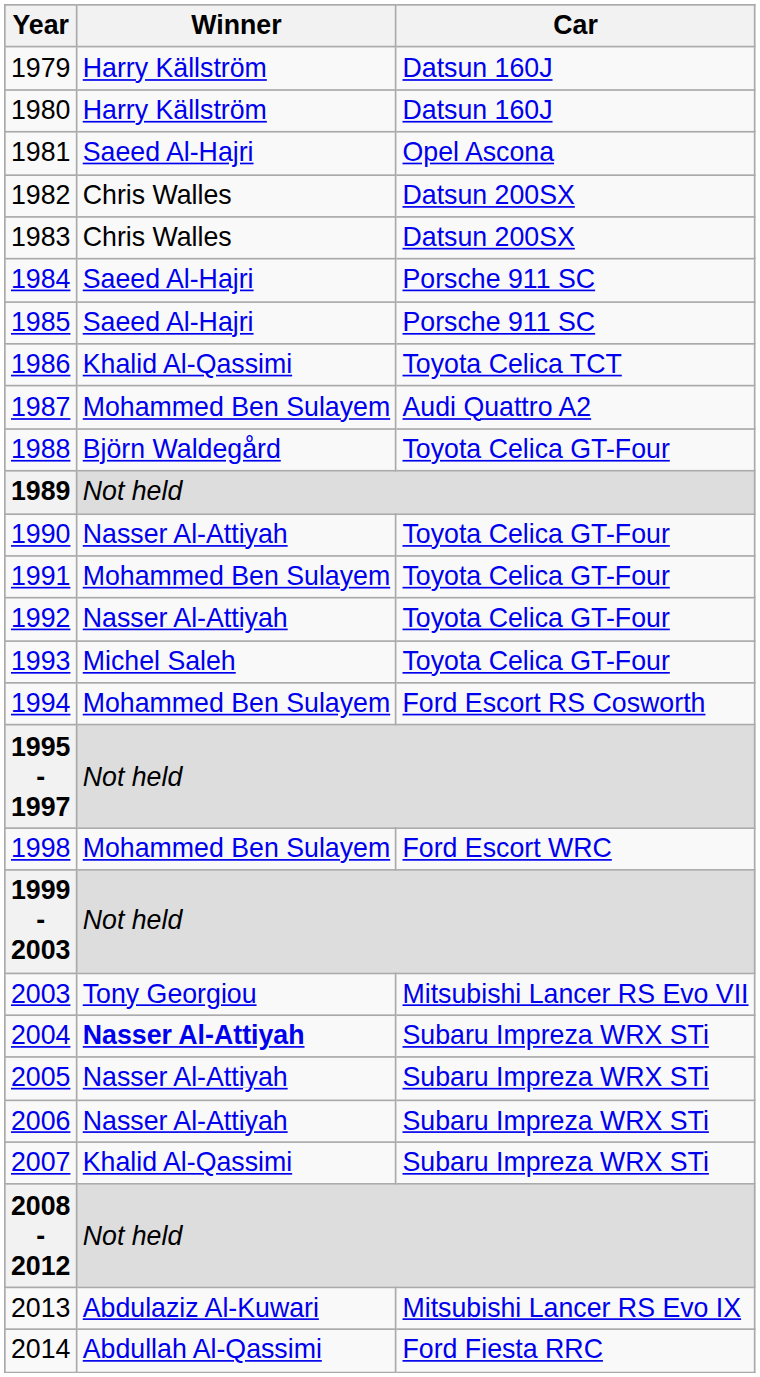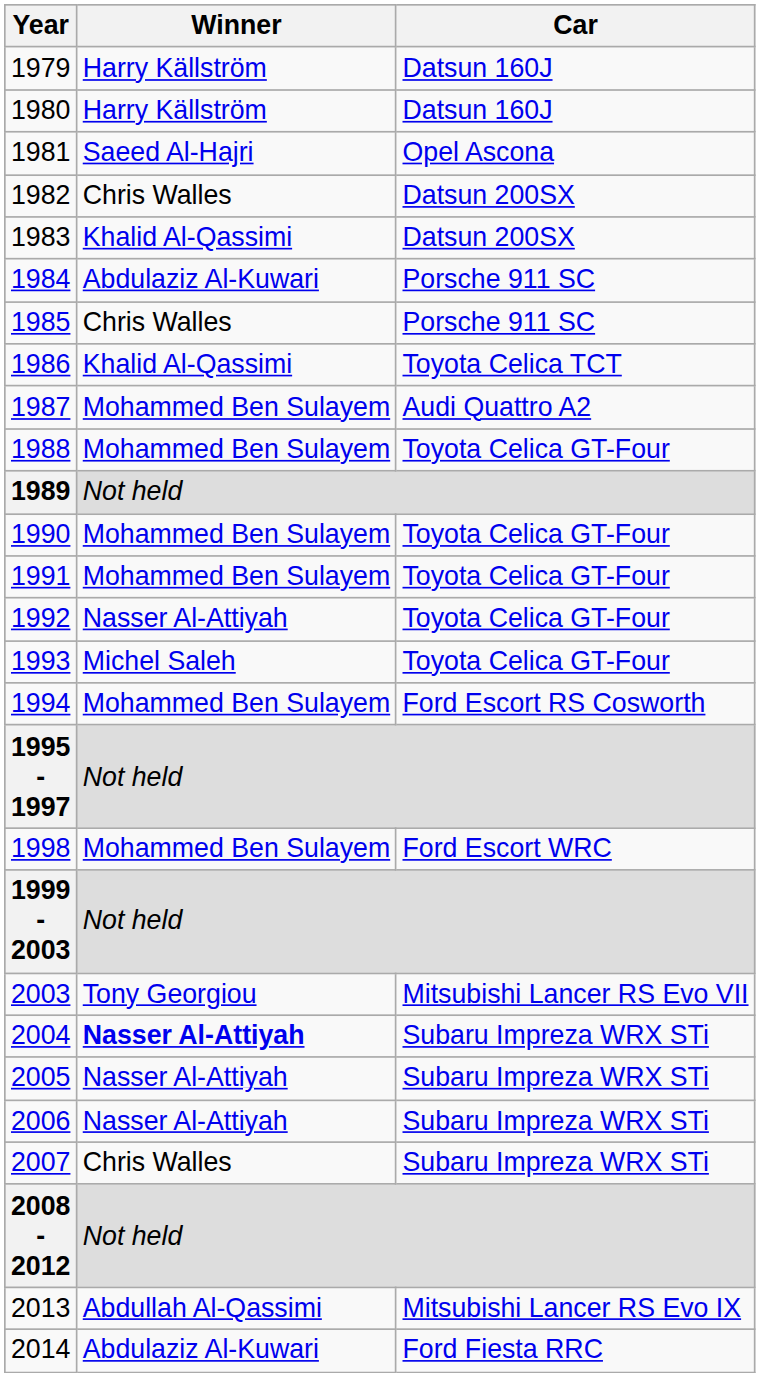(157, 237) Chris Walles -> (187, 237) Khalid Al-Qassimi
(168, 279) Saeed Al-Hajri -> (201, 279) Abdulaziz Al-Kuwari
(168, 322) Saeed Al-Hajri -> (157, 322) Chris Walles
(182, 449) Björn Waldegård -> (236, 449) Mohammed Ben Sulayem
(185, 534) Nasser Al-Attiyah -> (236, 534) Mohammed Ben Sulayem
(187, 1162) Khalid Al-Qassimi -> (157, 1162) Chris Walles
(201, 1307) Abdulaziz Al-Kuwari -> (202, 1307) Abdullah Al-Qassimi
(202, 1350) Abdullah Al-Qassimi -> (201, 1350) Abdulaziz Al-Kuwari
